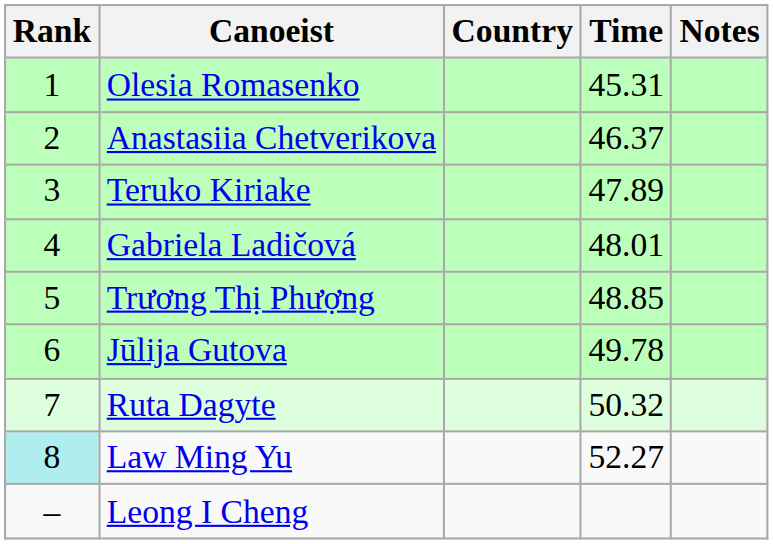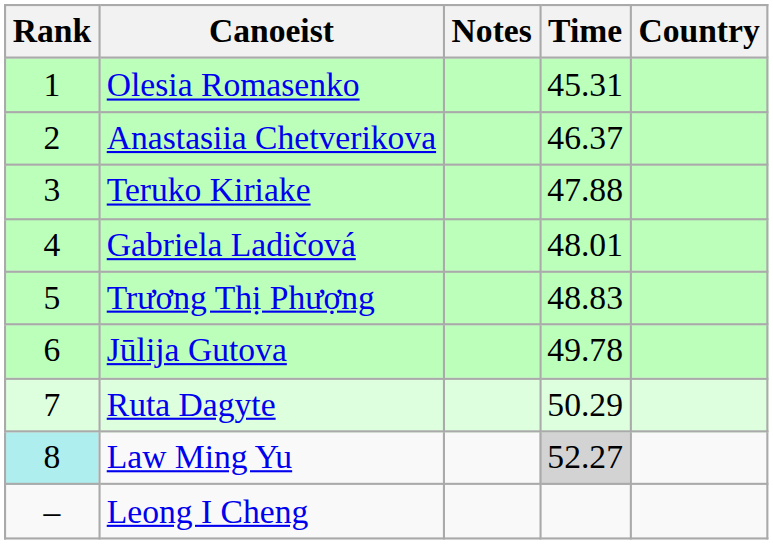columns swapped: (512, 31) <-> (720, 31)
(626, 191) 47.89 -> (585, 191) 47.88
(626, 297) 48.85 -> (585, 297) 48.83
(626, 404) 50.32 -> (585, 404) 50.29
(626, 457) no background -> (585, 457) lightgrey background
